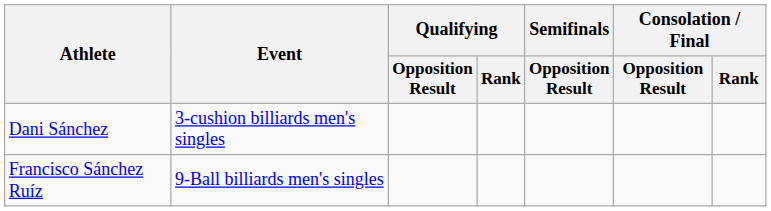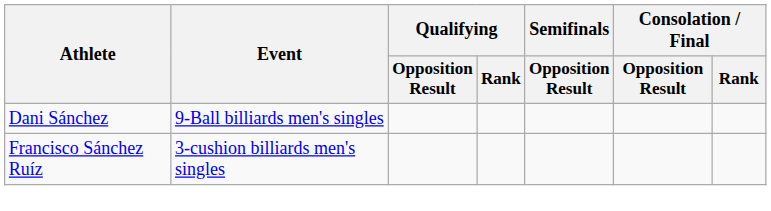(265, 129) 3-cushion billiards men's singles -> (279, 118) 9-Ball billiards men's singles
(279, 180) 9-Ball billiards men's singles -> (265, 159) 3-cushion billiards men's singles
